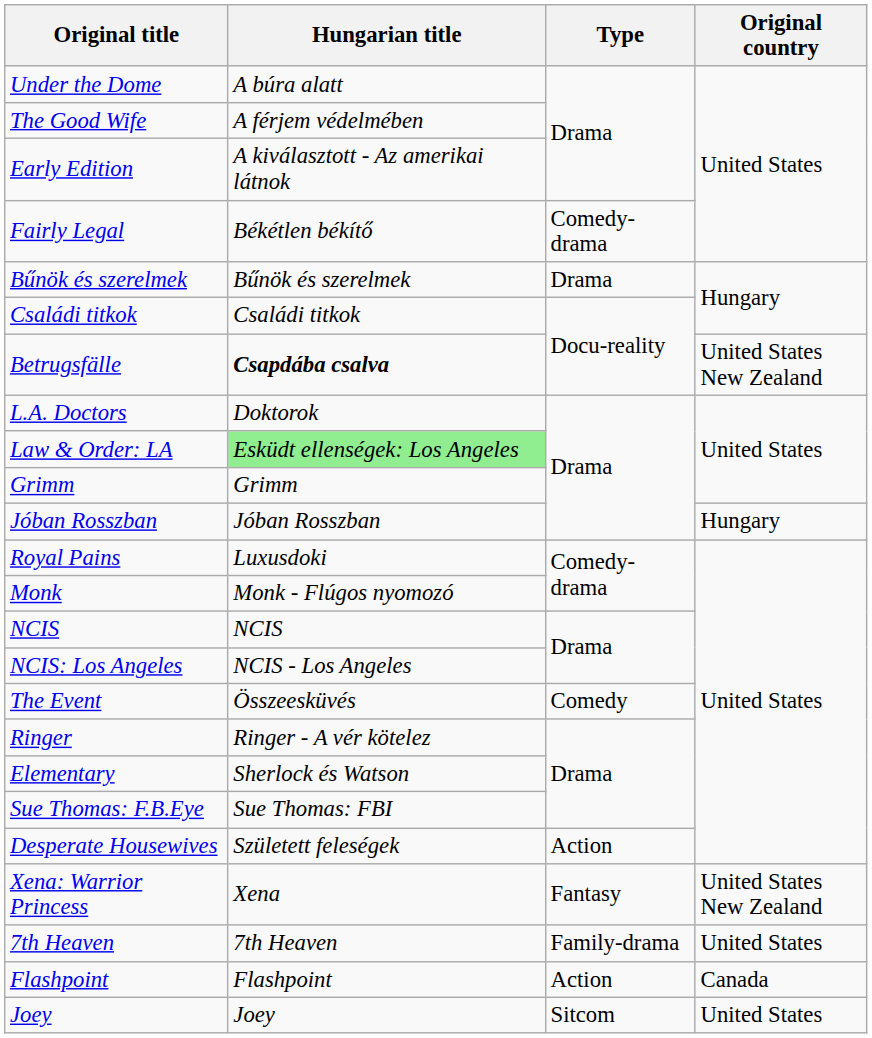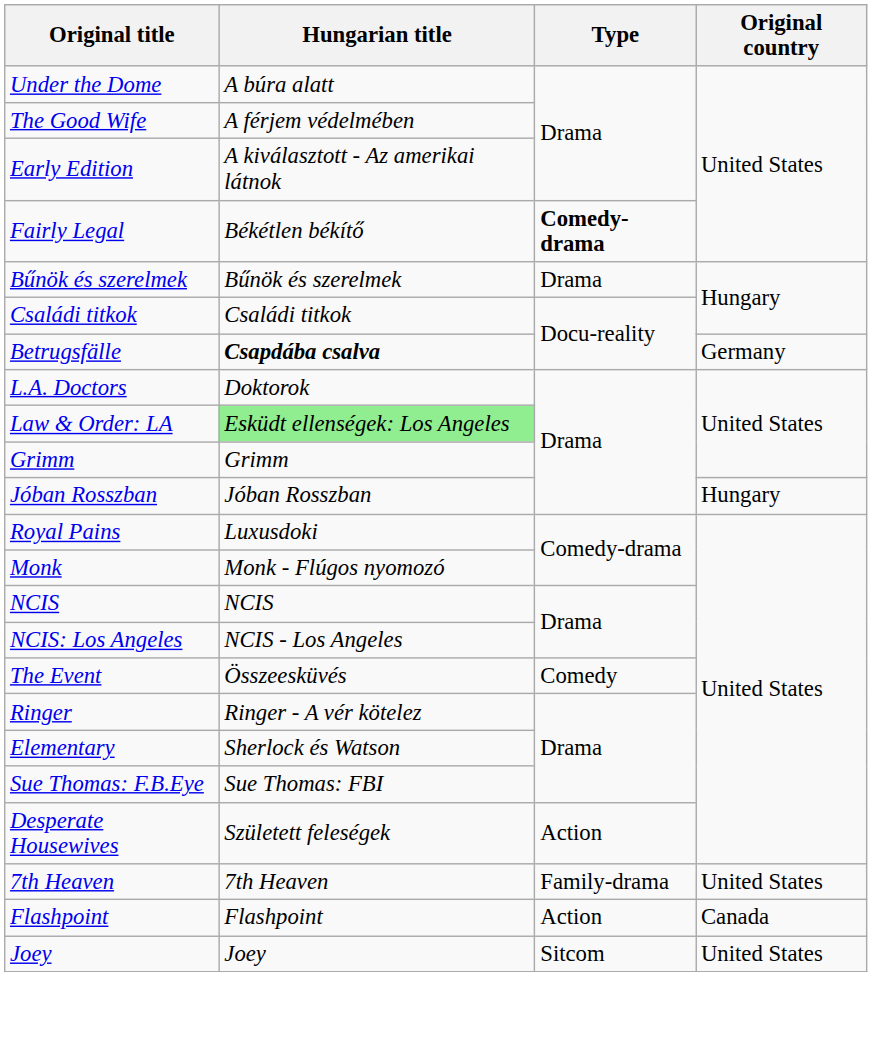(593, 230) normal -> (584, 230) bold
(761, 364) United States New Zealand -> (743, 351) Germany
- row: (76, 894)
